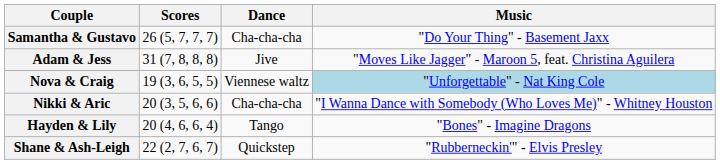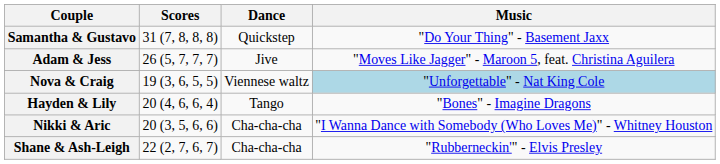(180, 37) 26 (5, 7, 7, 7) -> (180, 37) 31 (7, 8, 8, 8)
(267, 37) Cha-cha-cha -> (267, 37) Quickstep
(180, 59) 31 (7, 8, 8, 8) -> (180, 59) 26 (5, 7, 7, 7)
rows swapped: (72, 103) <-> (72, 125)
(267, 147) Quickstep -> (267, 147) Cha-cha-cha
